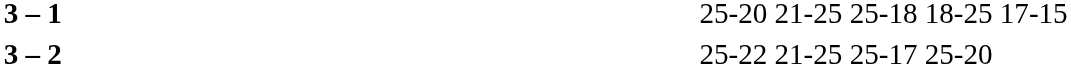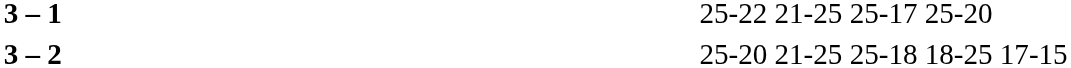(884, 13) 25-20 21-25 25-18 18-25 17-15 -> (846, 13) 25-22 21-25 25-17 25-20
(846, 54) 25-22 21-25 25-17 25-20 -> (884, 54) 25-20 21-25 25-18 18-25 17-15
